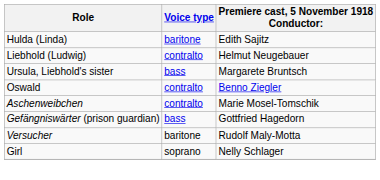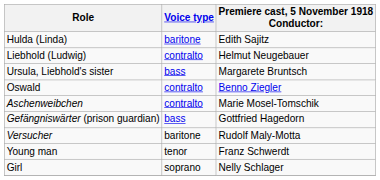+ row: (32, 151)
